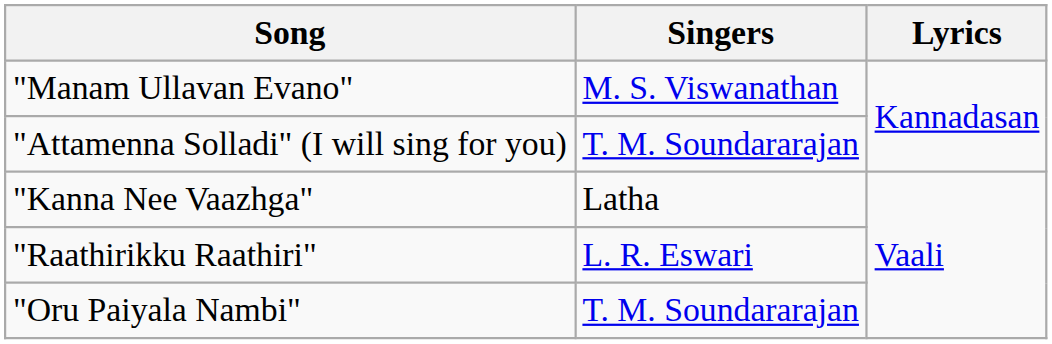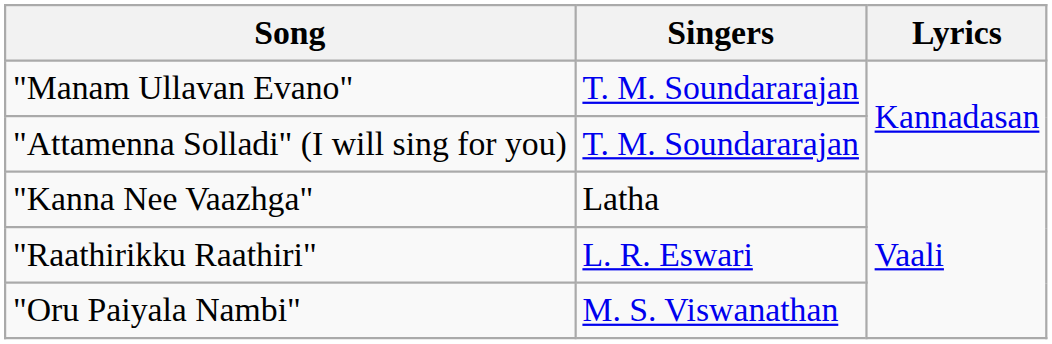(710, 88) M. S. Viswanathan -> (721, 88) T. M. Soundararajan
(721, 310) T. M. Soundararajan -> (710, 310) M. S. Viswanathan
